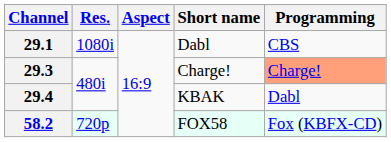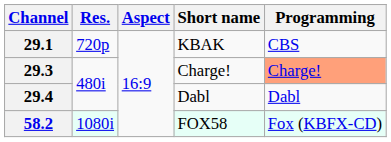(95, 44) 1080i -> (93, 44) 720p
(194, 44) Dabl -> (201, 44) KBAK
(201, 96) KBAK -> (194, 96) Dabl
(93, 123) 720p -> (95, 123) 1080i
